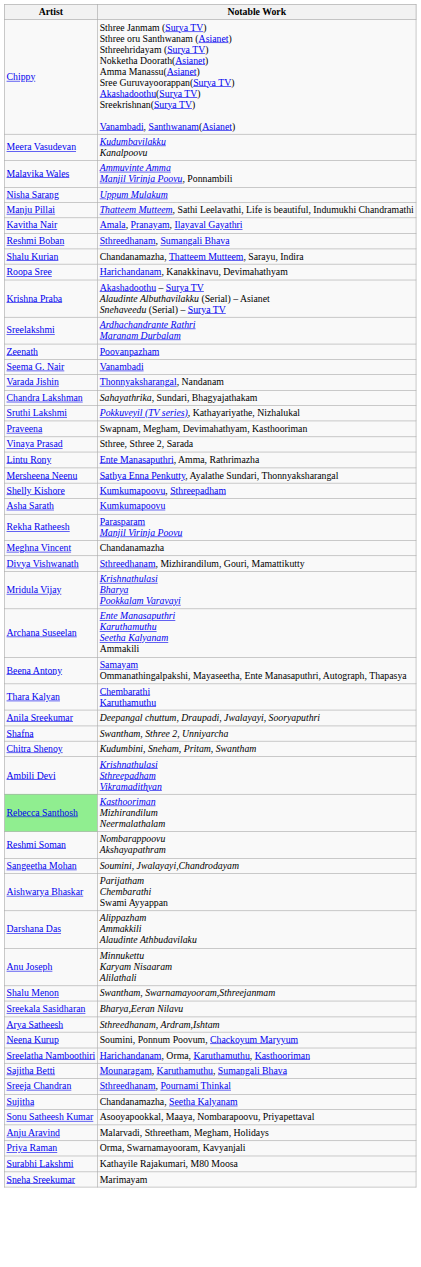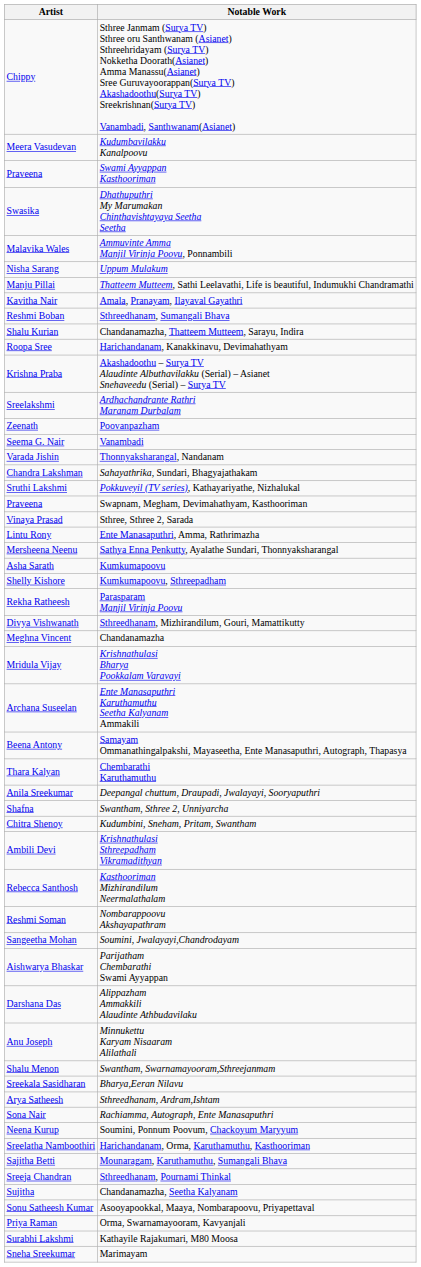+ row: (133, 173)
+ row: (151, 211)
rows swapped: (132, 506) <-> (163, 491)
rows swapped: (132, 548) <-> (202, 563)
(42, 813) lightgreen background -> (42, 887) no background
+ row: (187, 1115)
- row: (184, 1133)
